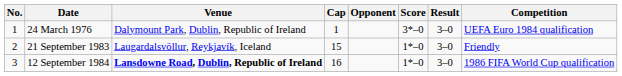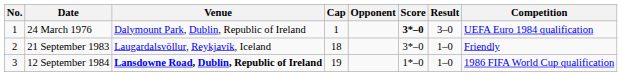(413, 29) normal -> (413, 29) bold
(336, 46) 15 -> (336, 46) 18
(413, 46) 1*–0 -> (413, 46) 3*–0
(445, 46) 3–0 -> (445, 46) 1–0
(336, 63) 16 -> (336, 63) 19
(445, 63) 3–0 -> (445, 63) 1–0
